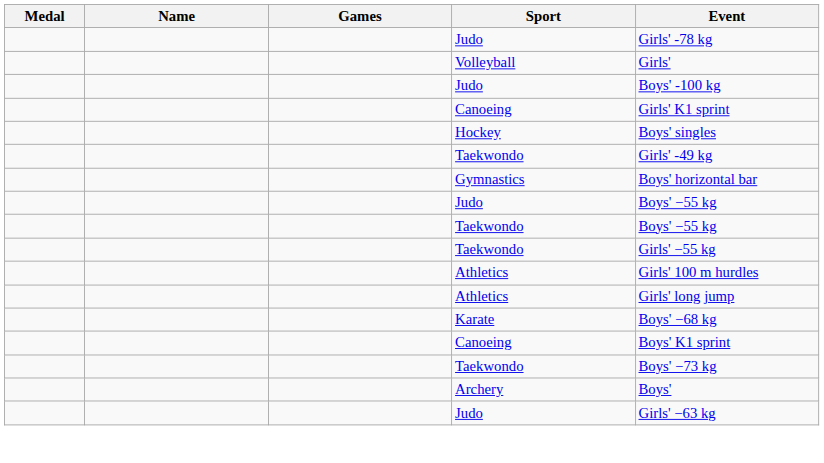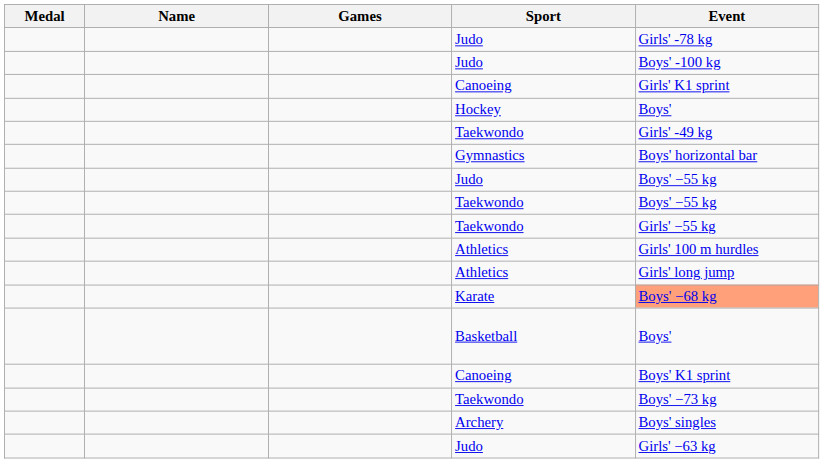- row: (45, 63)
(677, 132) Boys' singles -> (655, 109) Boys'
(678, 319) no background -> (678, 296) lightsalmon background
+ row: (45, 336)
(655, 389) Boys' -> (677, 422) Boys' singles
